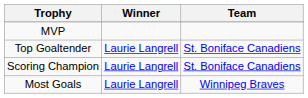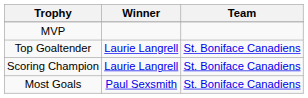(141, 84) Laurie Langrell -> (141, 84) Paul Sexsmith
(242, 84) Winnipeg Braves -> (242, 84) St. Boniface Canadiens
